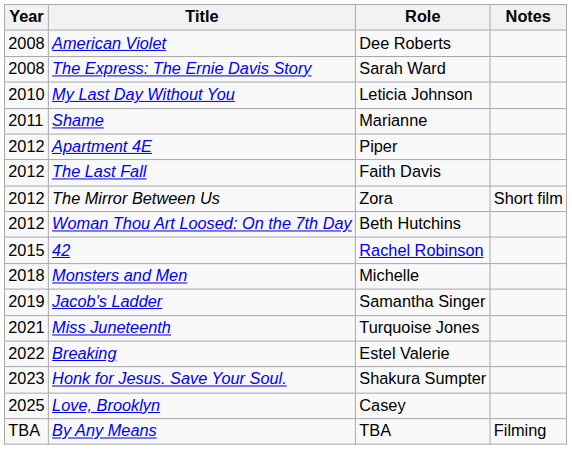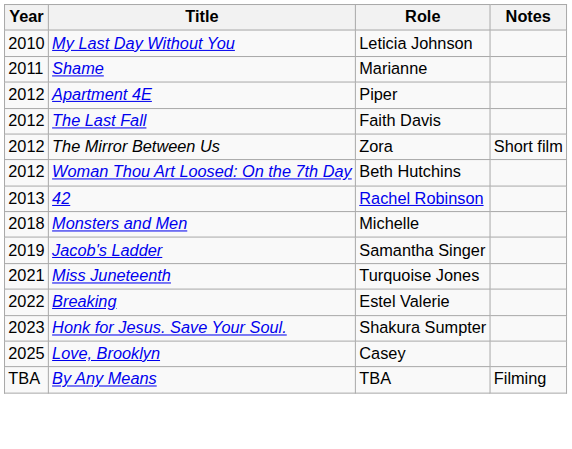- row: (109, 43)
- row: (182, 69)
(26, 250) 2015 -> (26, 198) 2013
